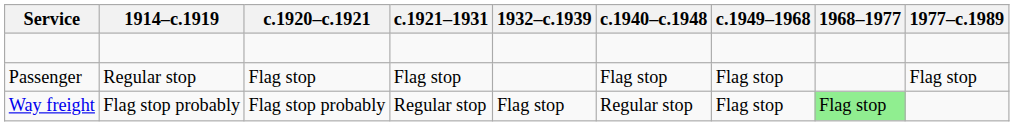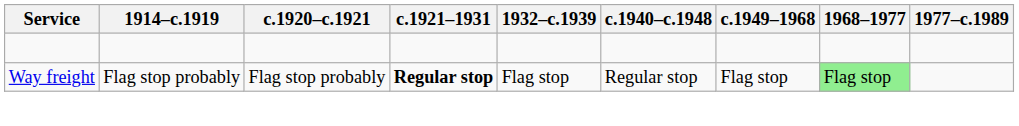- row: (45, 76)
(440, 105) normal -> (443, 76) bold
